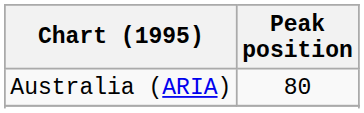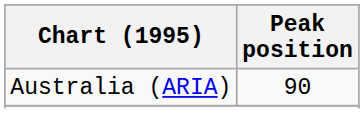(298, 88) 80 -> (298, 88) 90
